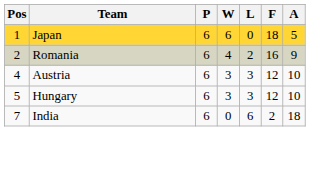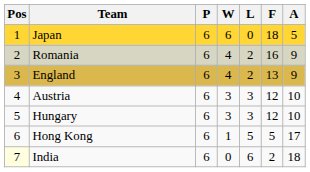+ row: (54, 75)
+ row: (62, 136)
(17, 116) no background -> (17, 156) lightyellow background
